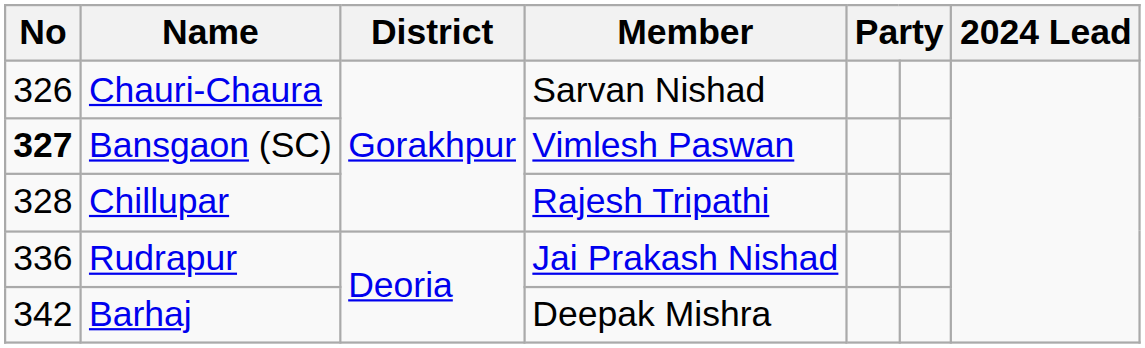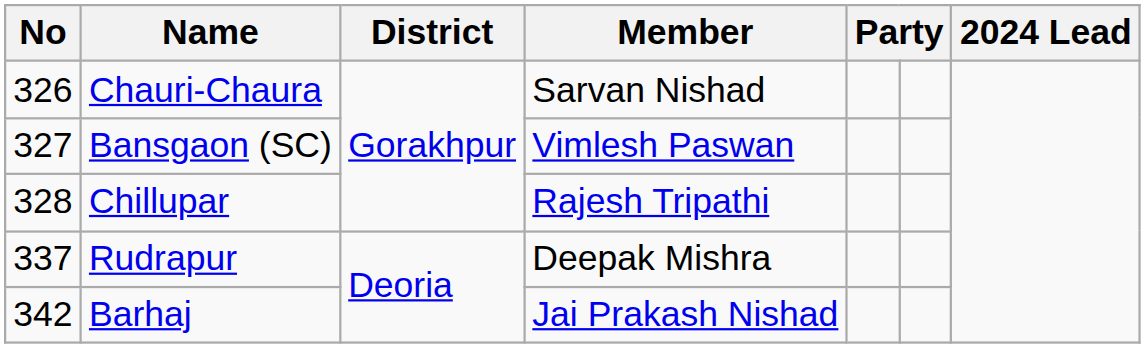(43, 145) bold -> (43, 145) normal
(43, 257) 336 -> (43, 257) 337
(685, 257) Jai Prakash Nishad -> (652, 257) Deepak Mishra
(652, 314) Deepak Mishra -> (685, 314) Jai Prakash Nishad
